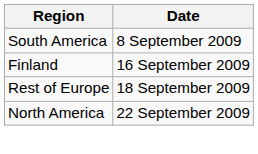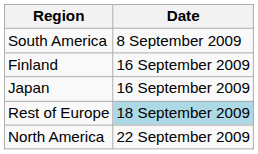+ row: (29, 88)
(183, 88) no background -> (183, 112) lightblue background
